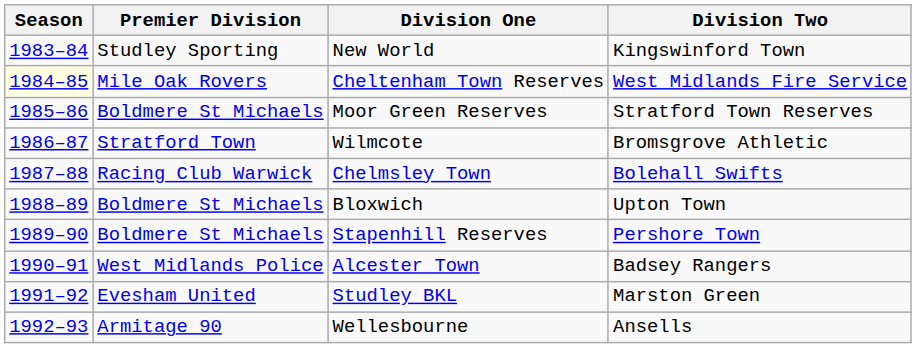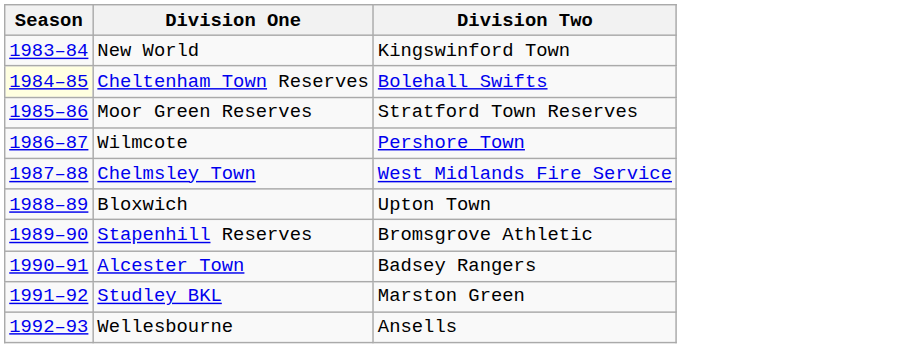- column: (210, 20)
(760, 82) West Midlands Fire Service -> (463, 82) Bolehall Swifts
(721, 143) Bromsgrove Athletic -> (451, 143) Pershore Town
(698, 174) Bolehall Swifts -> (525, 174) West Midlands Fire Service
(687, 235) Pershore Town -> (485, 235) Bromsgrove Athletic
